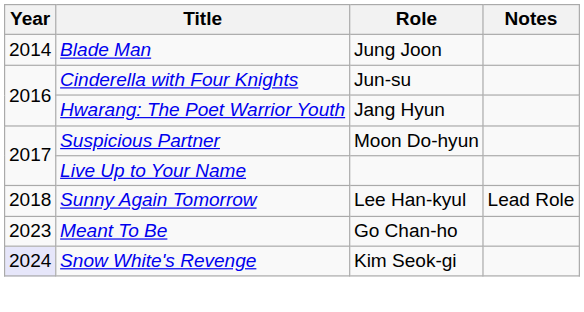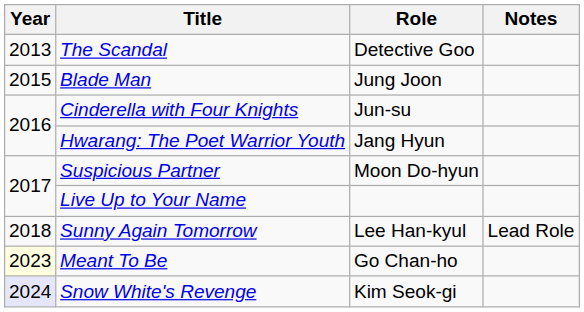+ row: (114, 49)
(30, 49) 2014 -> (30, 79) 2015
(30, 230) no background -> (30, 261) lightyellow background
